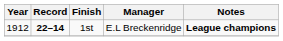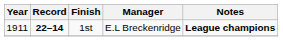(18, 28) 1912 -> (17, 28) 1911
